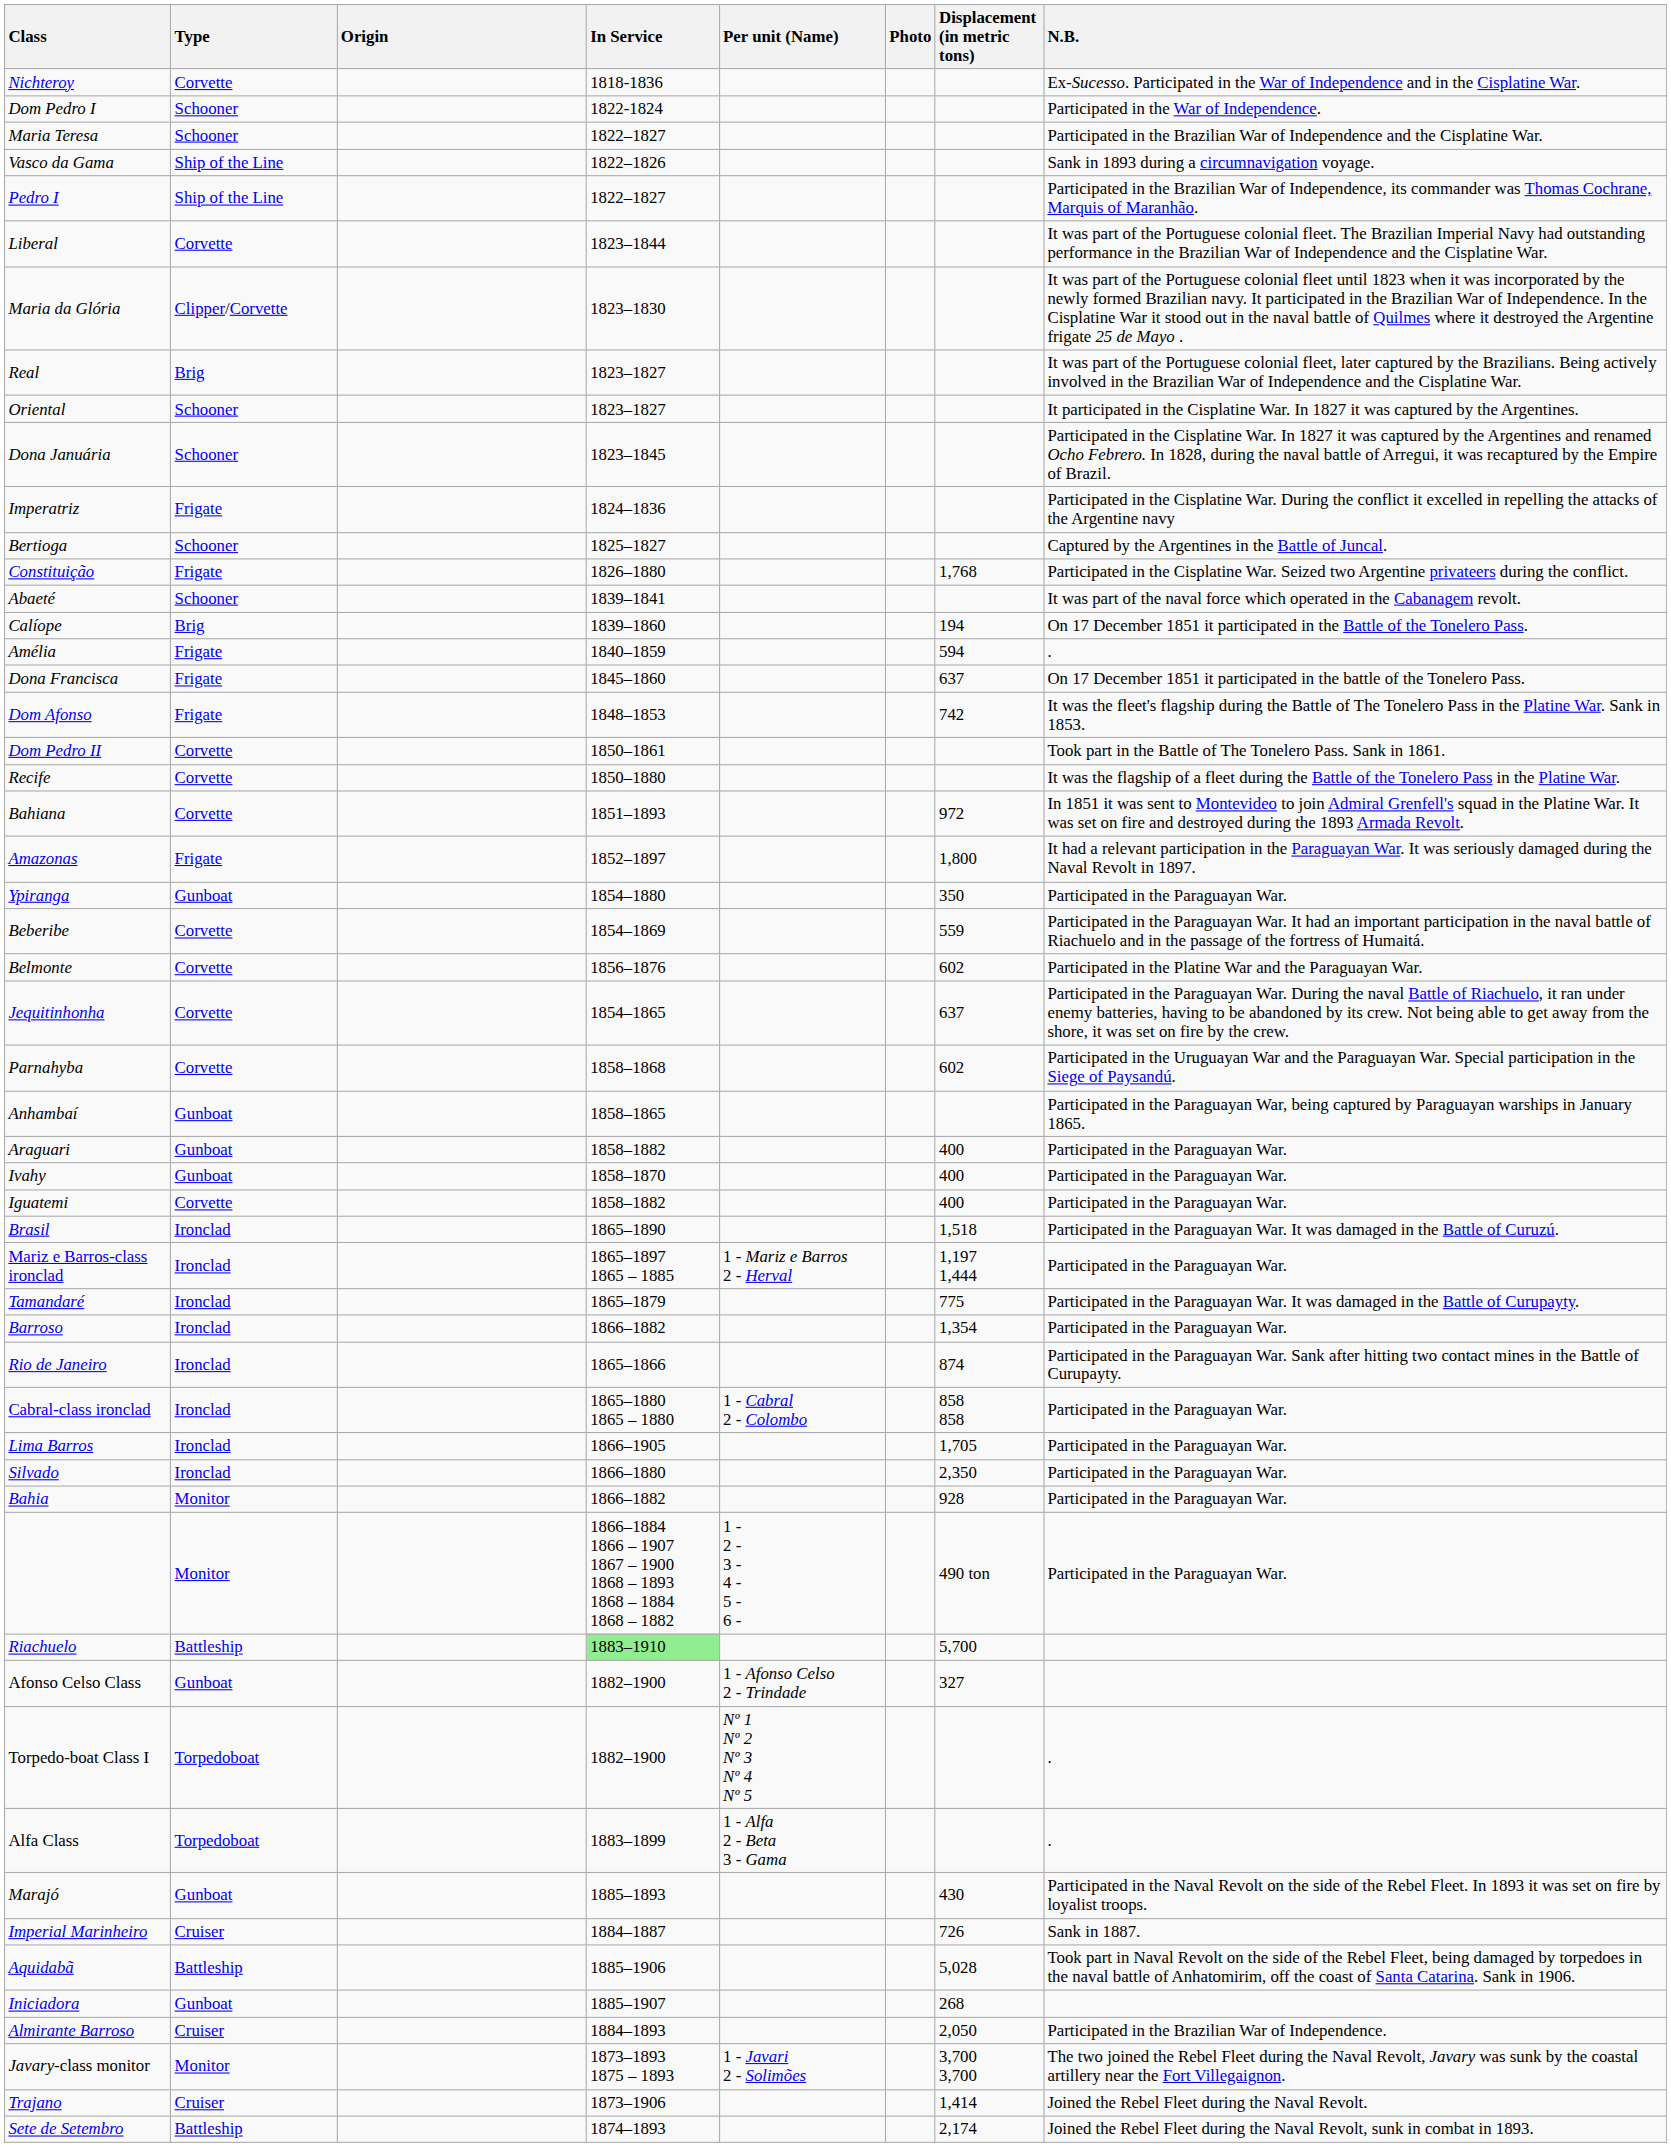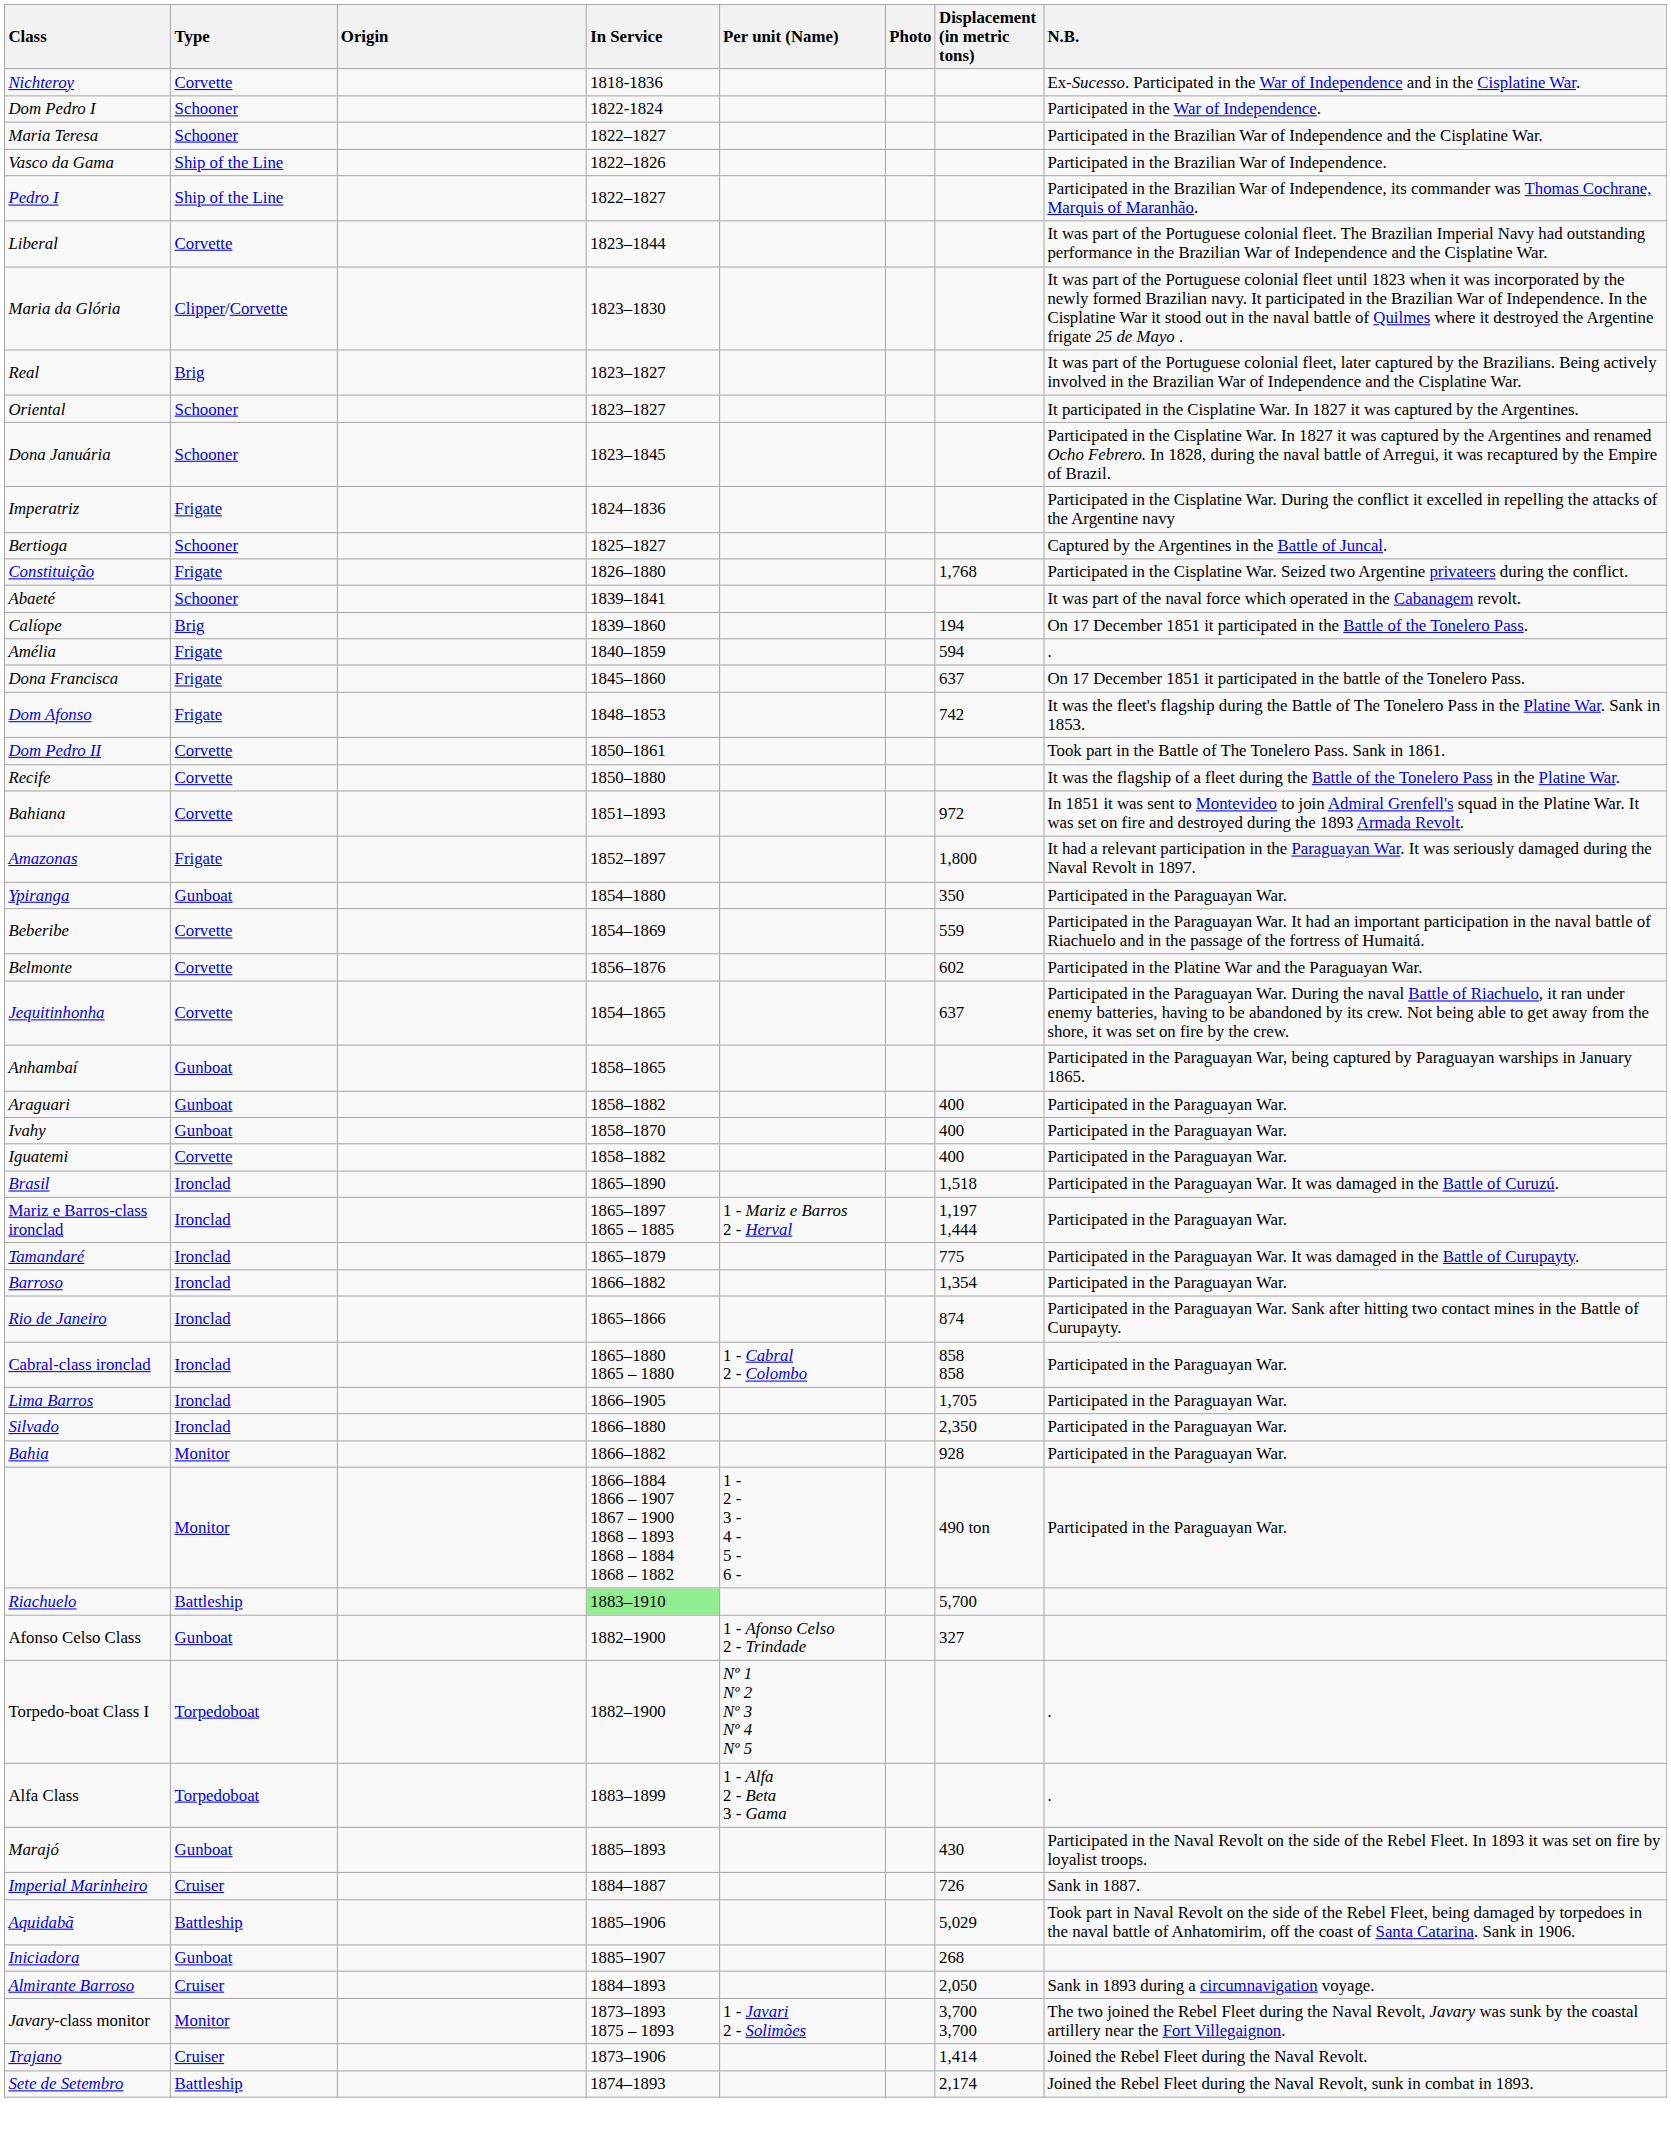(1211, 162) Sank in 1893 during a circumnavigation voyage. -> (1217, 162) Participated in the Brazilian War of Independence.
- row: (46, 1067)
(958, 1967) 5,028 -> (958, 1922) 5,029
(1217, 2030) Participated in the Brazilian War of Independence. -> (1211, 1984) Sank in 1893 during a circumnavigation voyage.
